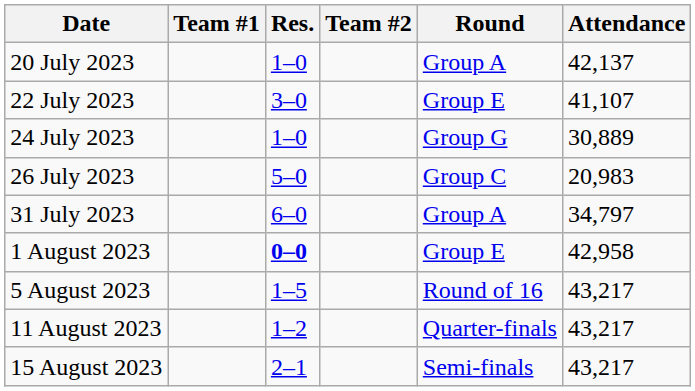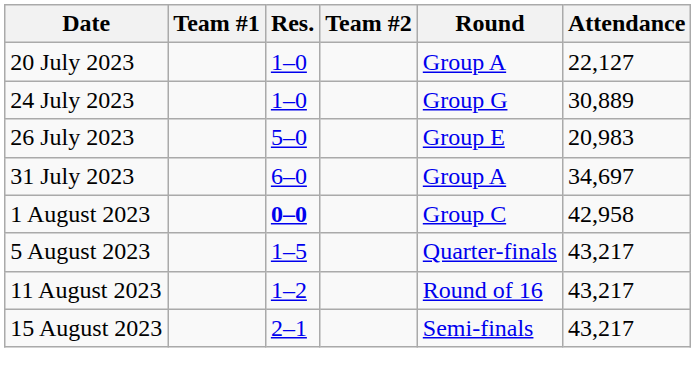(601, 61) 42,137 -> (601, 61) 22,127
- row: (72, 99)
(464, 175) Group C -> (464, 137) Group E
(601, 213) 34,797 -> (601, 175) 34,697
(464, 251) Group E -> (464, 213) Group C
(483, 289) Round of 16 -> (490, 251) Quarter-finals
(490, 328) Quarter-finals -> (483, 289) Round of 16
